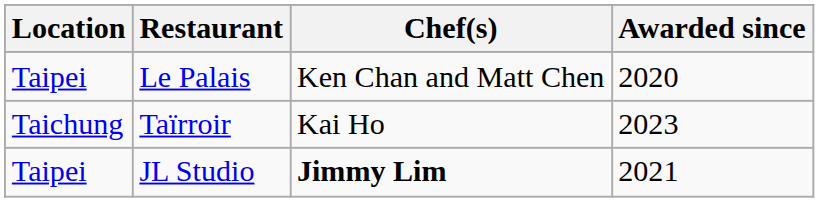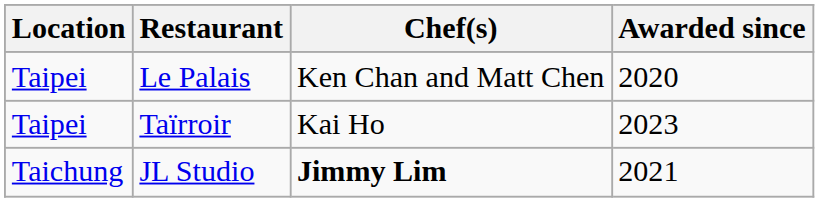(68, 123) Taichung -> (49, 123) Taipei
(49, 171) Taipei -> (68, 171) Taichung
